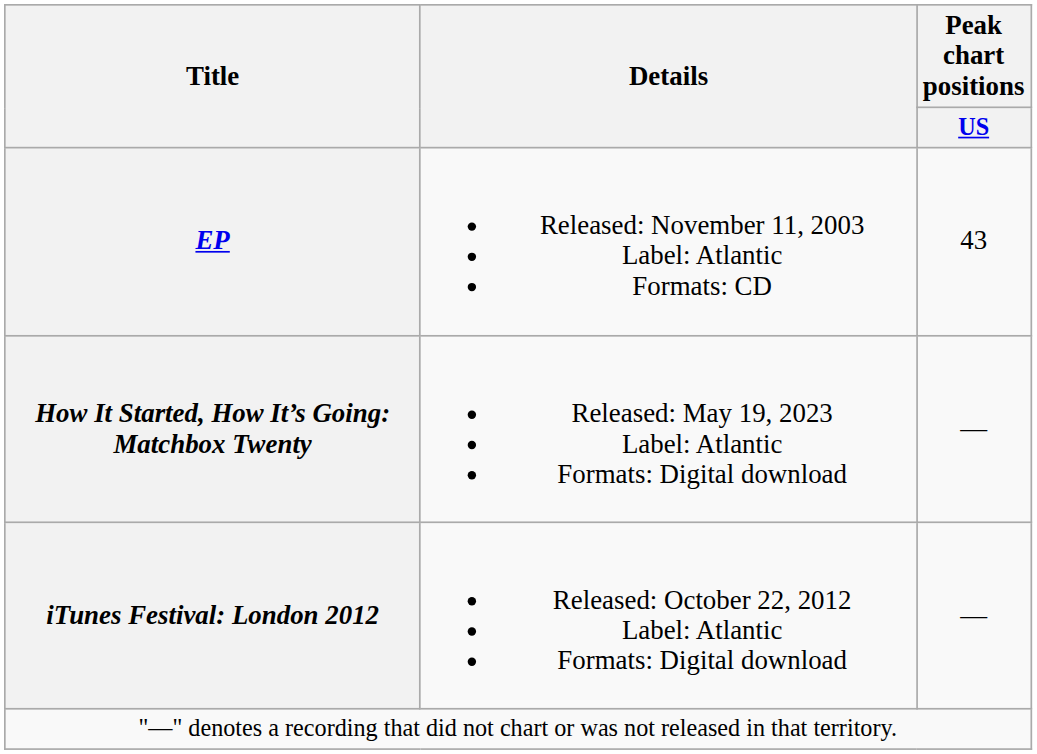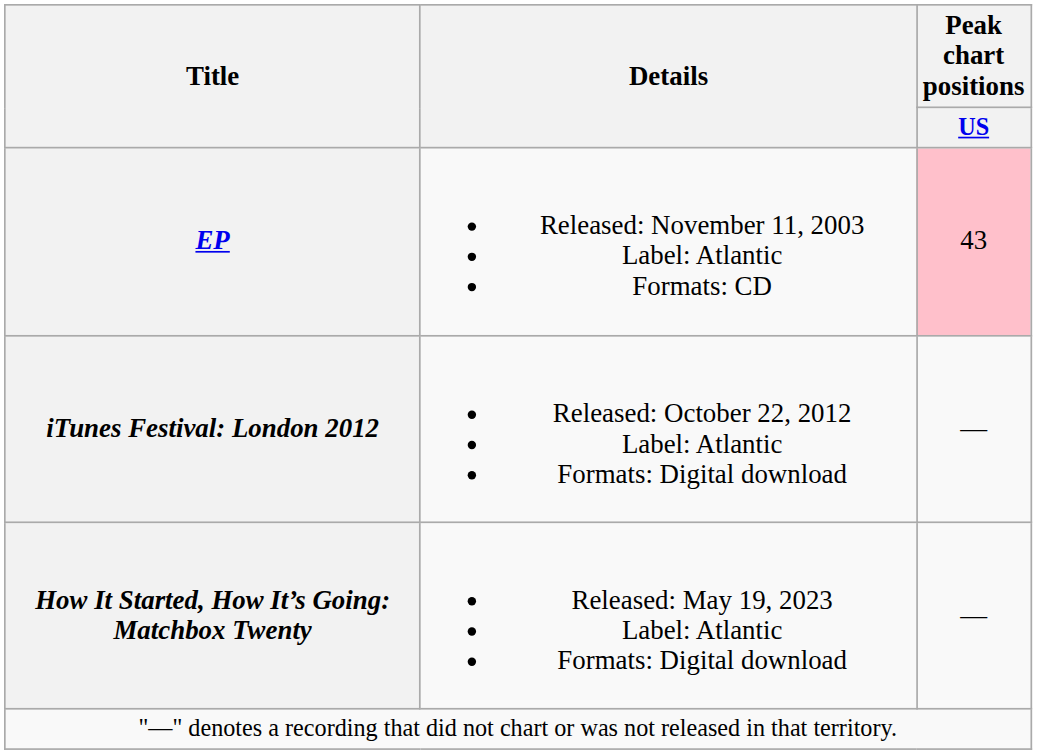(974, 241) no background -> (974, 241) pink background
rows swapped: (213, 615) <-> (213, 428)
